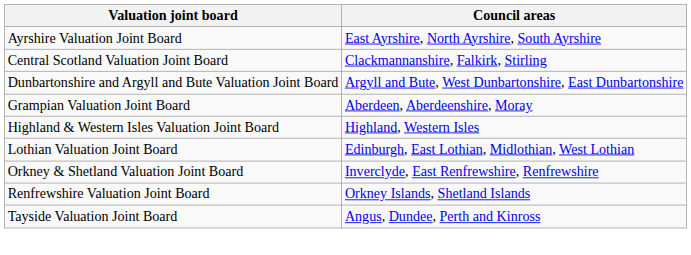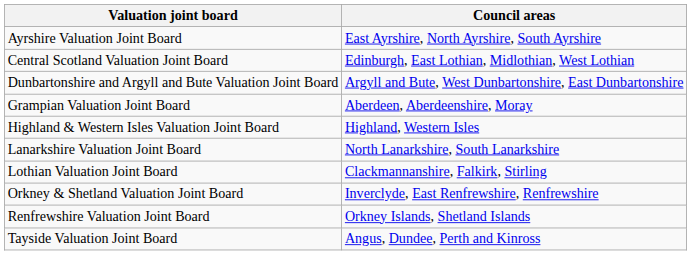(446, 60) Clackmannanshire, Falkirk, Stirling -> (490, 60) Edinburgh, East Lothian, Midlothian, West Lothian
+ row: (104, 149)
(490, 149) Edinburgh, East Lothian, Midlothian, West Lothian -> (446, 171) Clackmannanshire, Falkirk, Stirling
